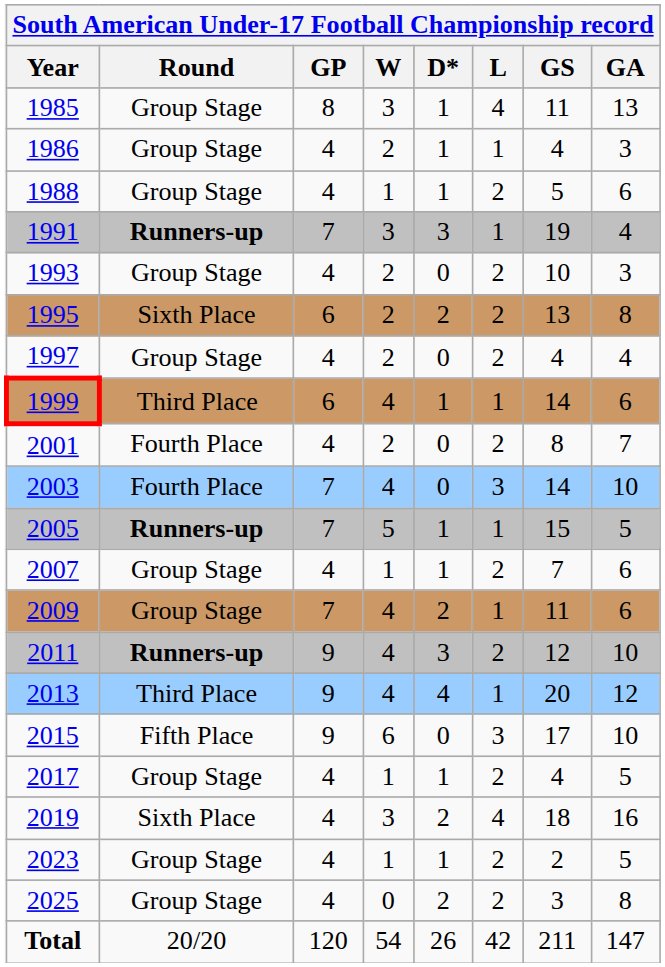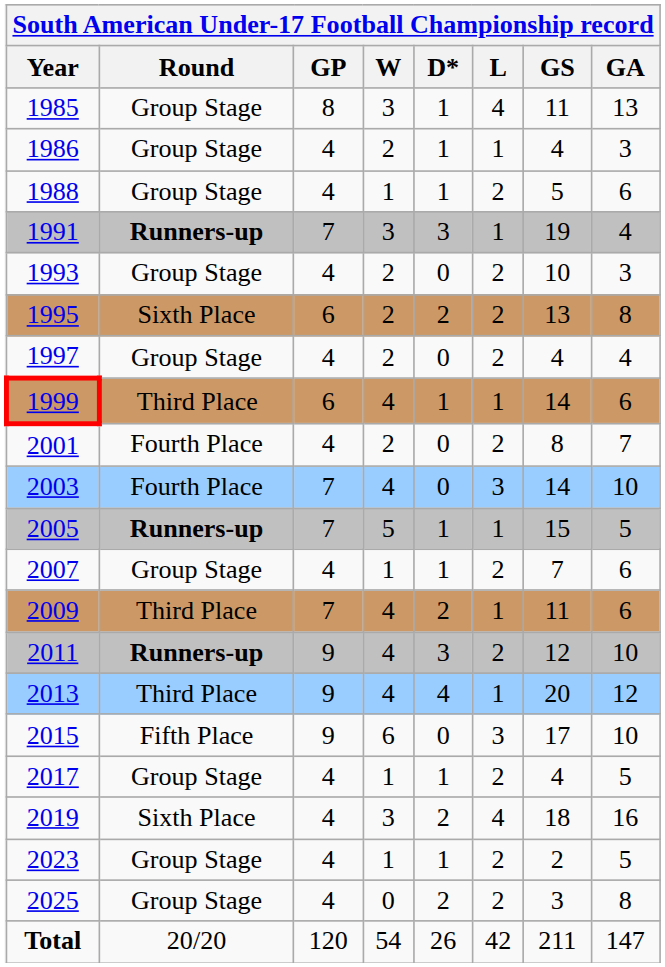(197, 610) Group Stage -> (197, 610) Third Place
